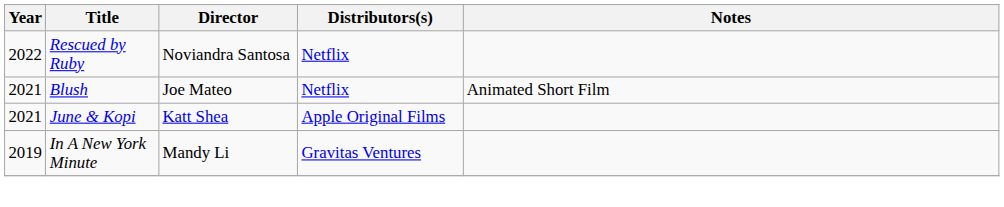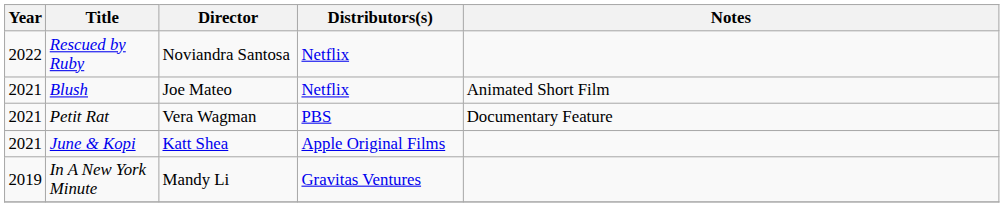+ row: (79, 116)
